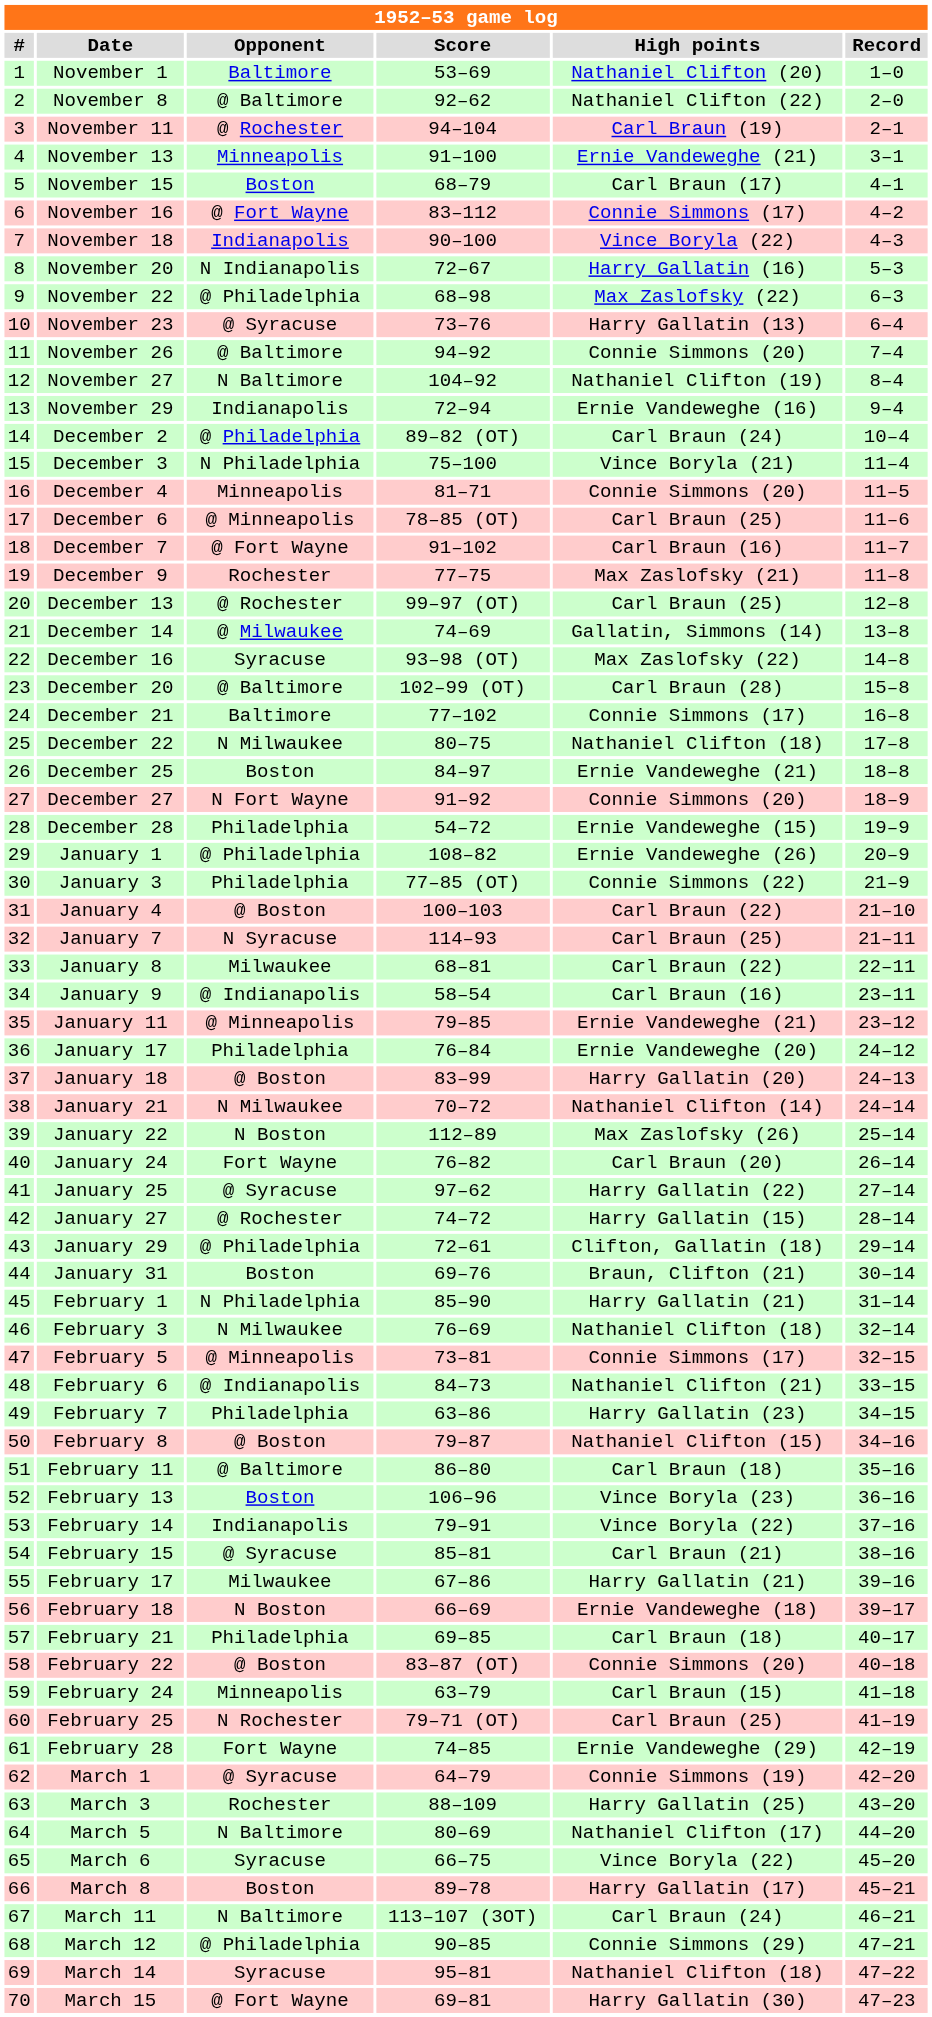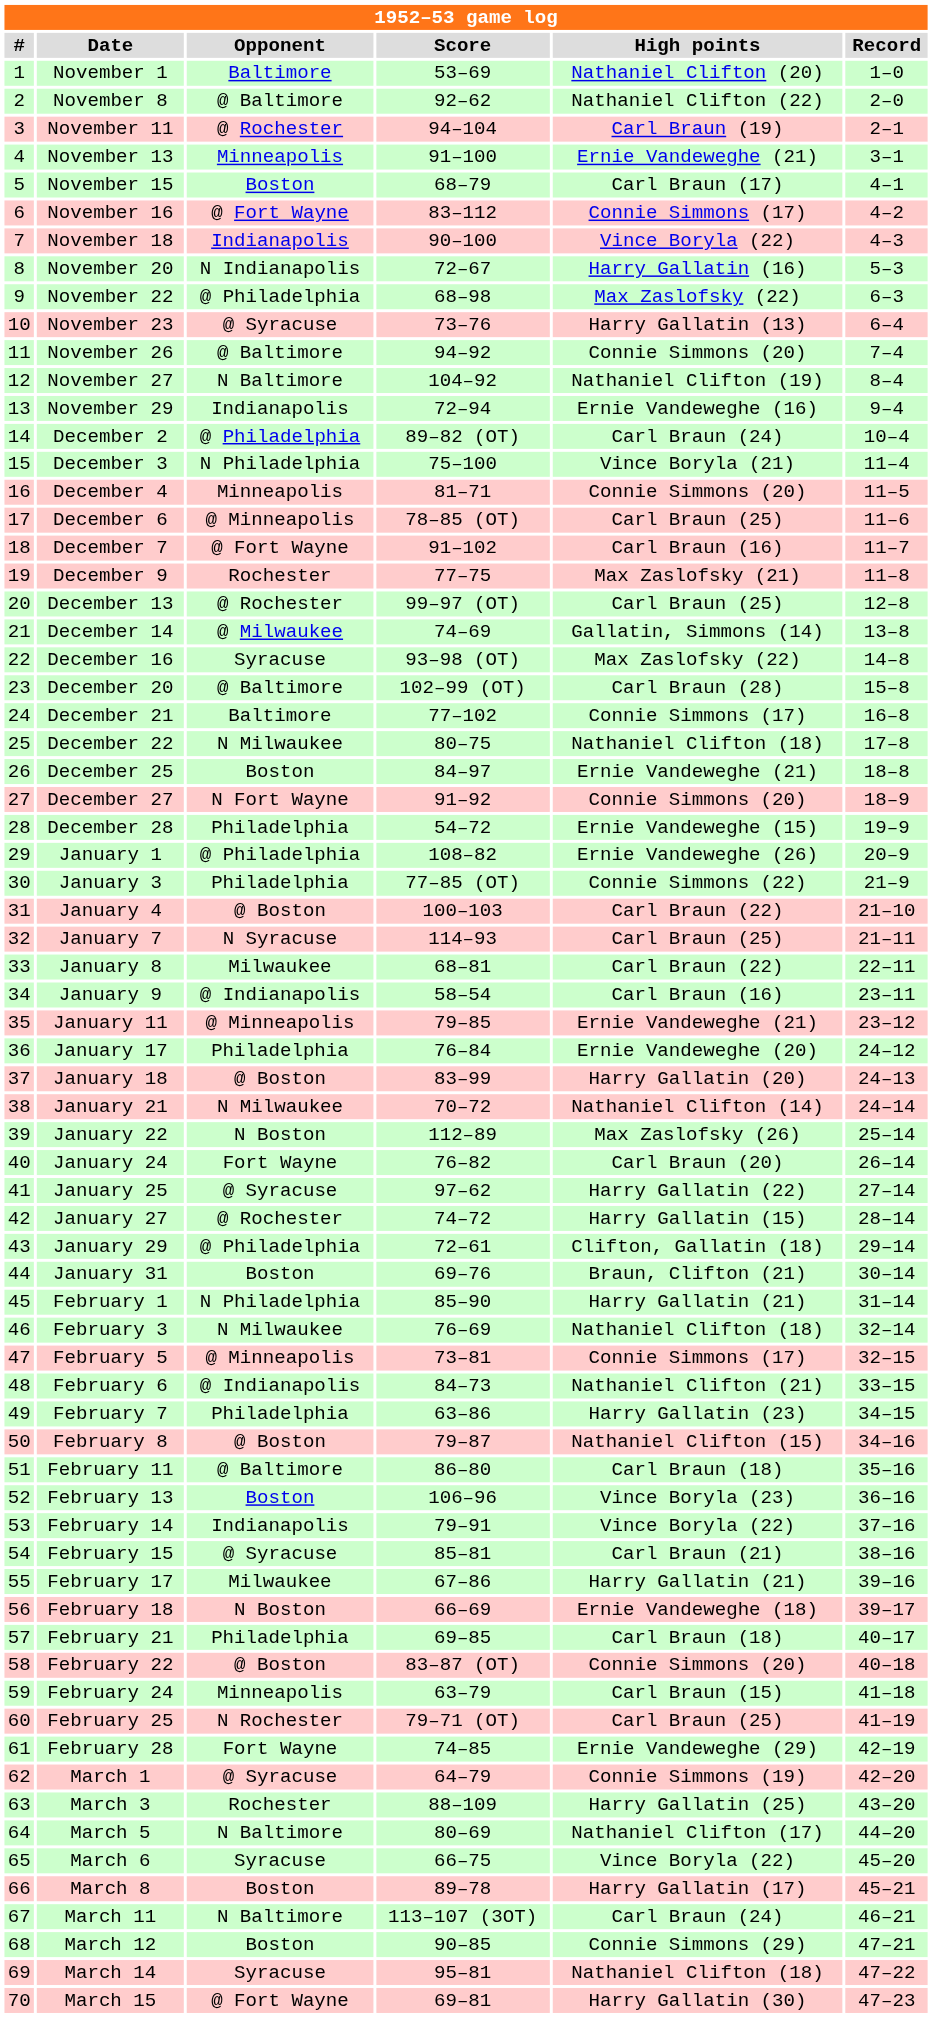(280, 1944) @ Philadelphia -> (280, 1944) Boston
